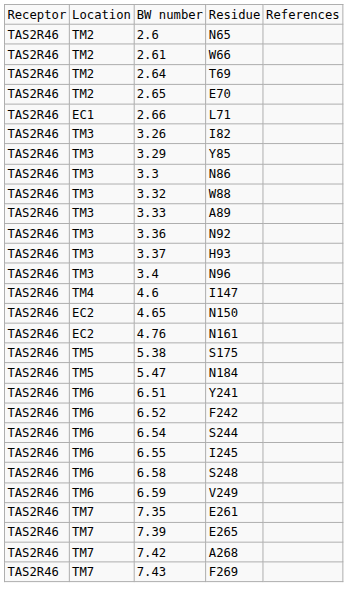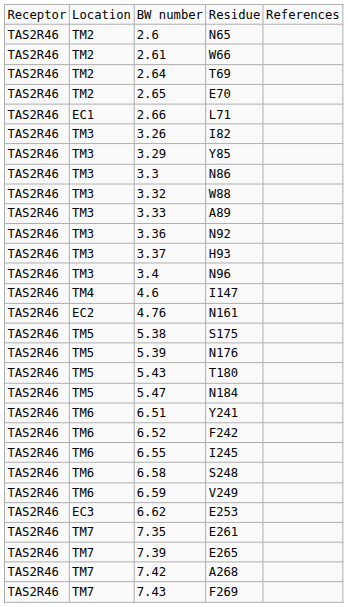- row: (151, 313)
+ row: (151, 353)
+ row: (151, 373)
- row: (151, 433)
+ row: (151, 512)
